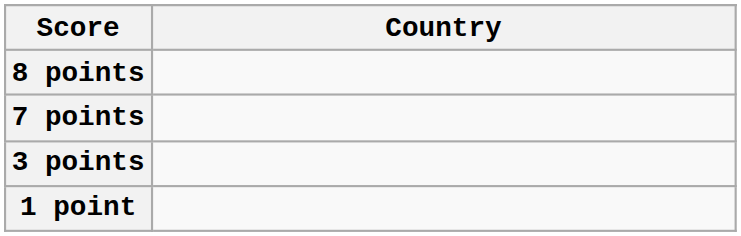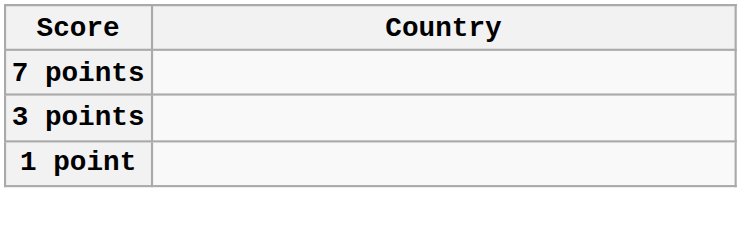- row: (78, 73)
